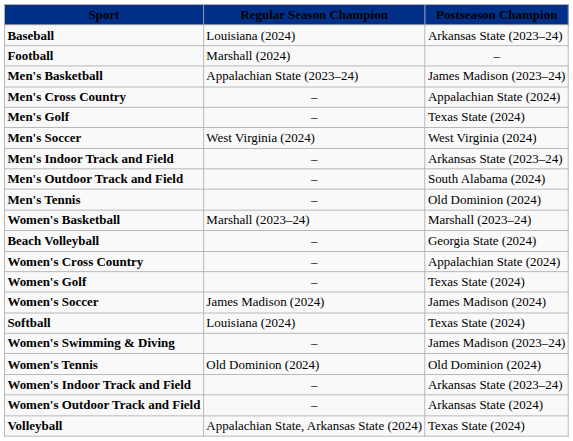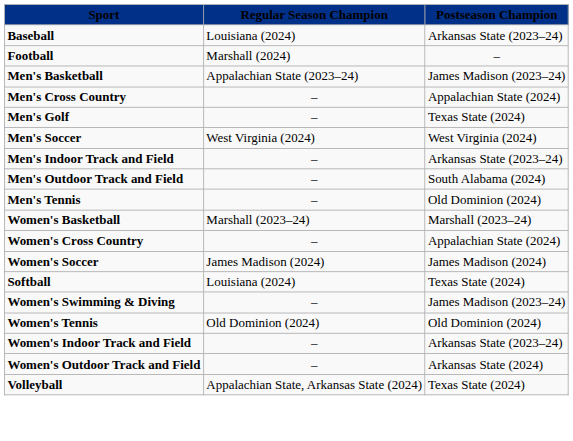- row: (53, 240)
- row: (47, 281)
